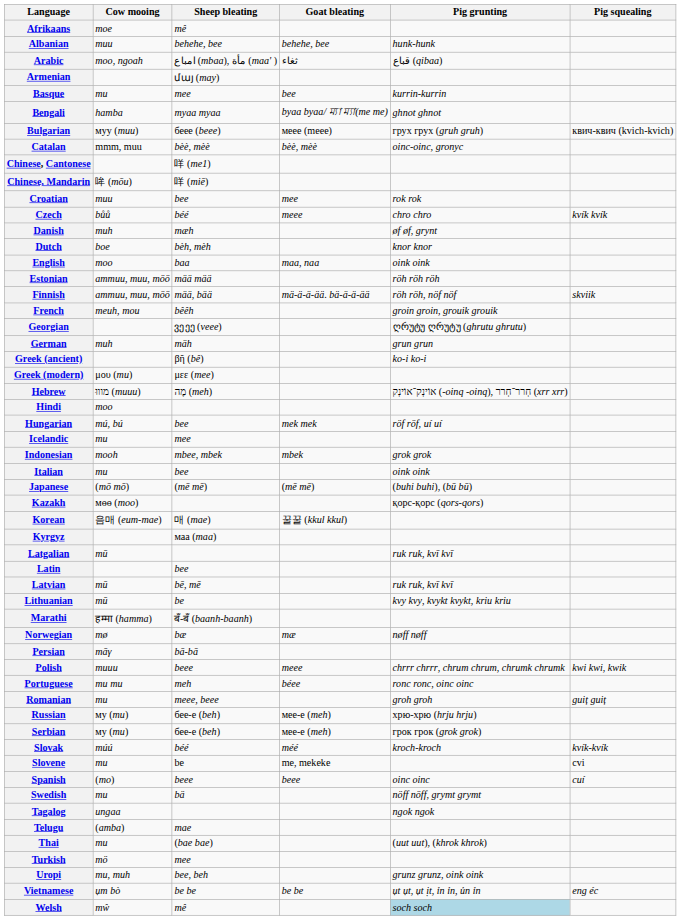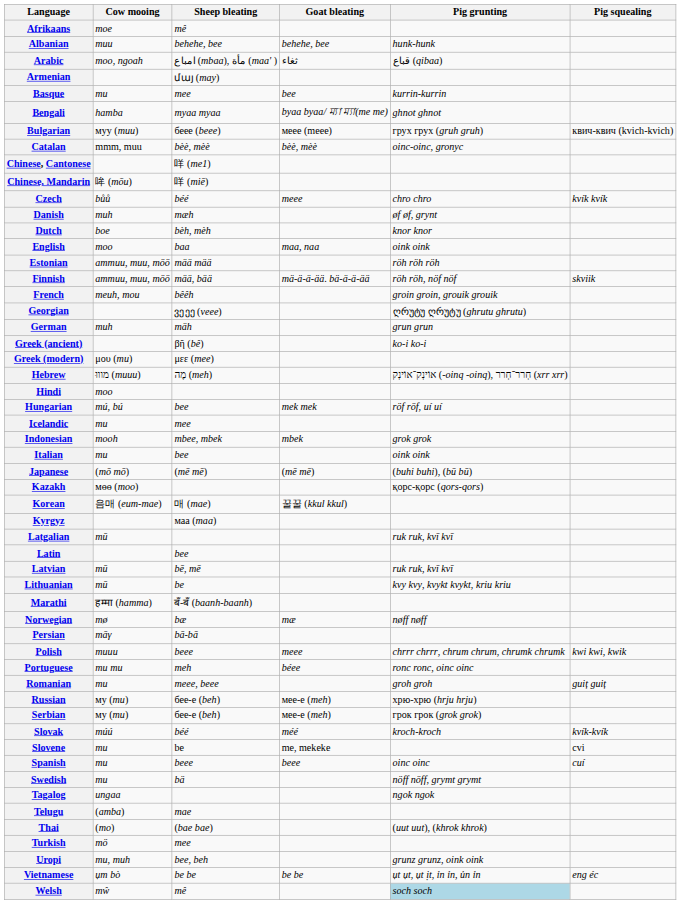- row: (49, 199)
(105, 779) (mo) -> (101, 763) mu
(101, 843) mu -> (105, 827) (mo)
